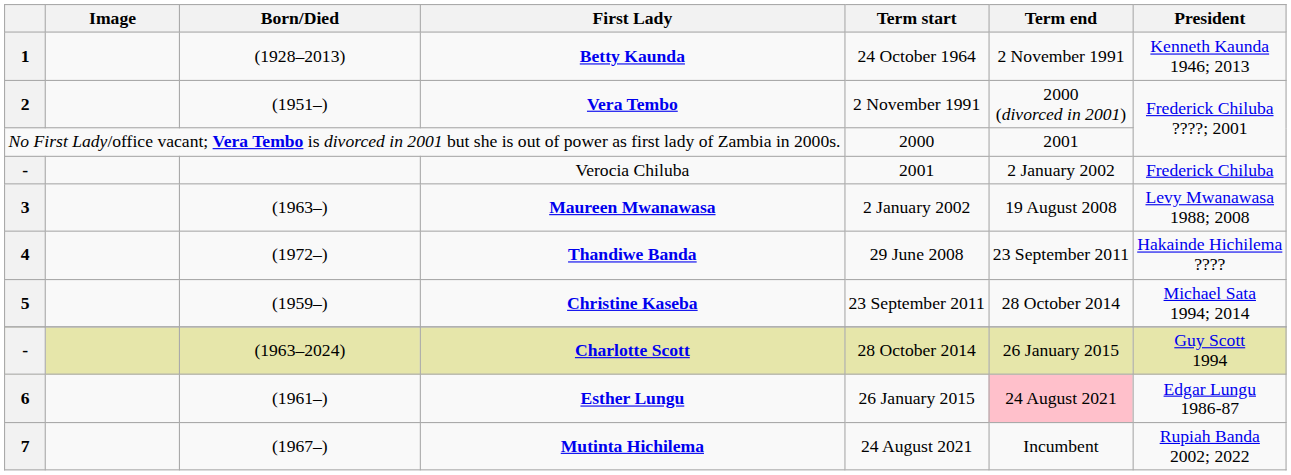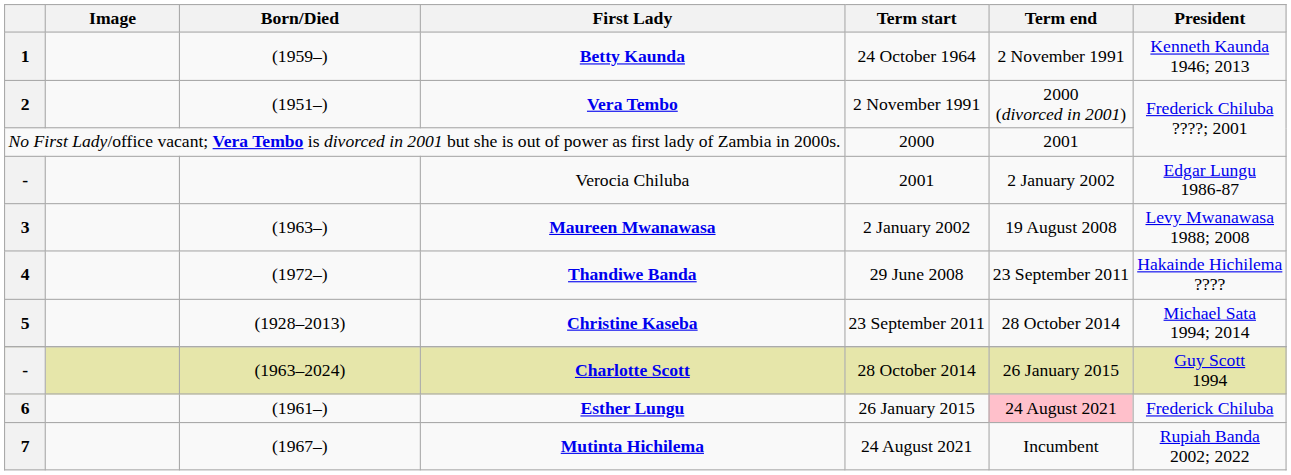(300, 56) (1928–2013) -> (300, 56) (1959–)
(1210, 169) Frederick Chiluba -> (1210, 179) Edgar Lungu 1986-87
(300, 302) (1959–) -> (300, 322) (1928–2013)
(1210, 398) Edgar Lungu 1986-87 -> (1210, 408) Frederick Chiluba
